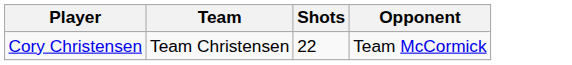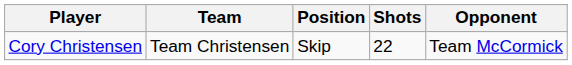+ column: (331, 18)
